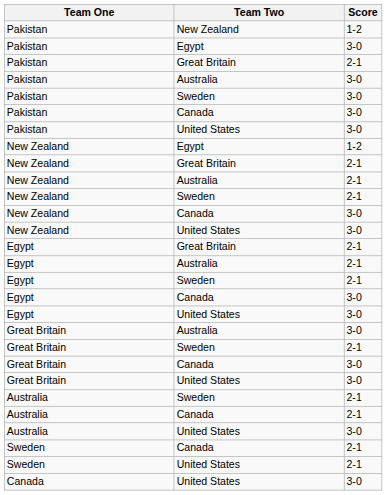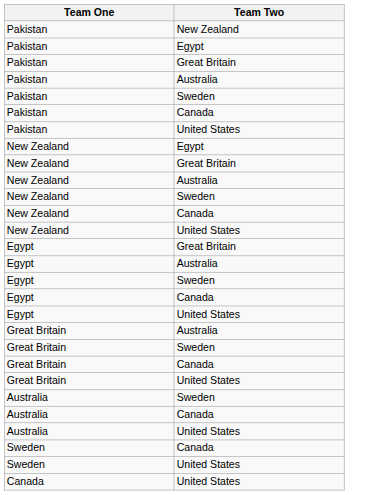- column: (363, 12)
